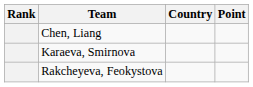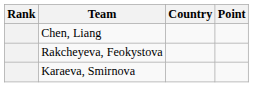rows swapped: (88, 52) <-> (102, 71)
